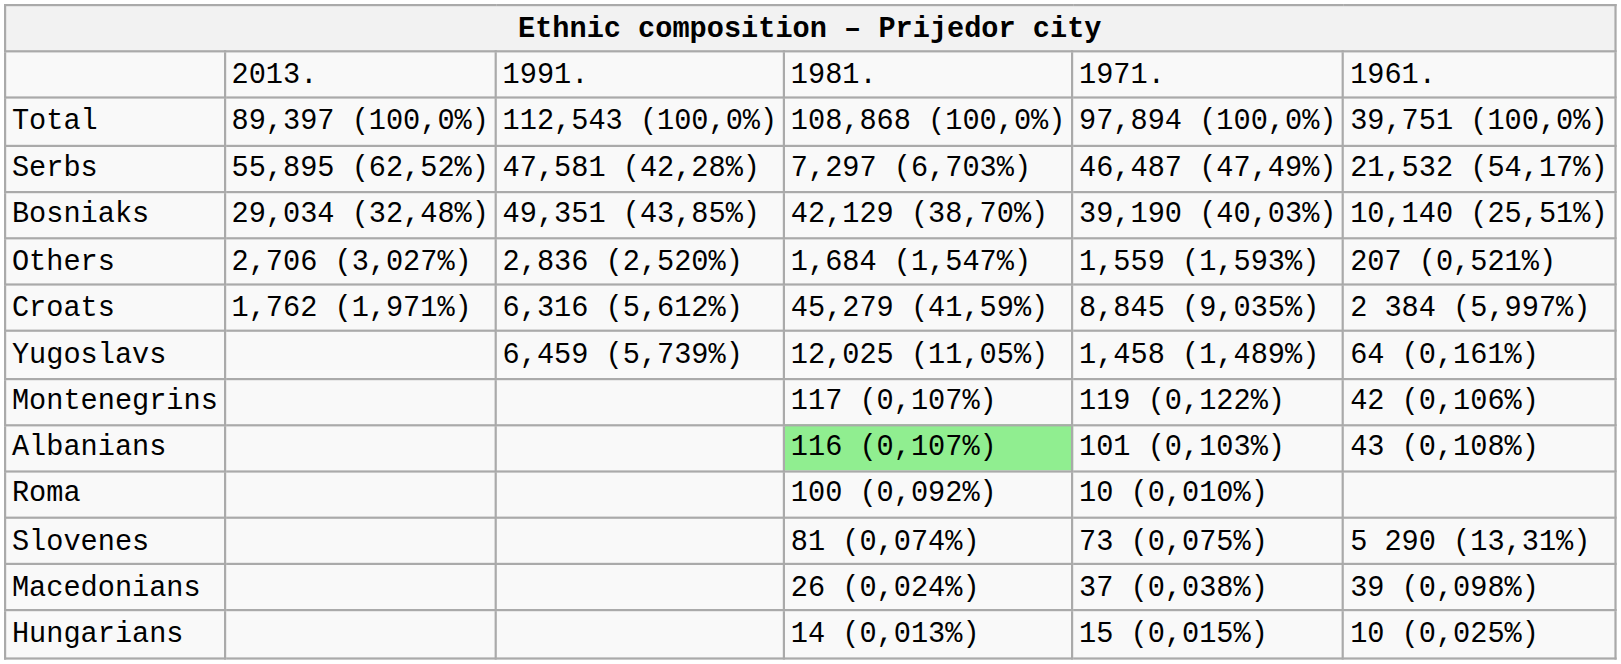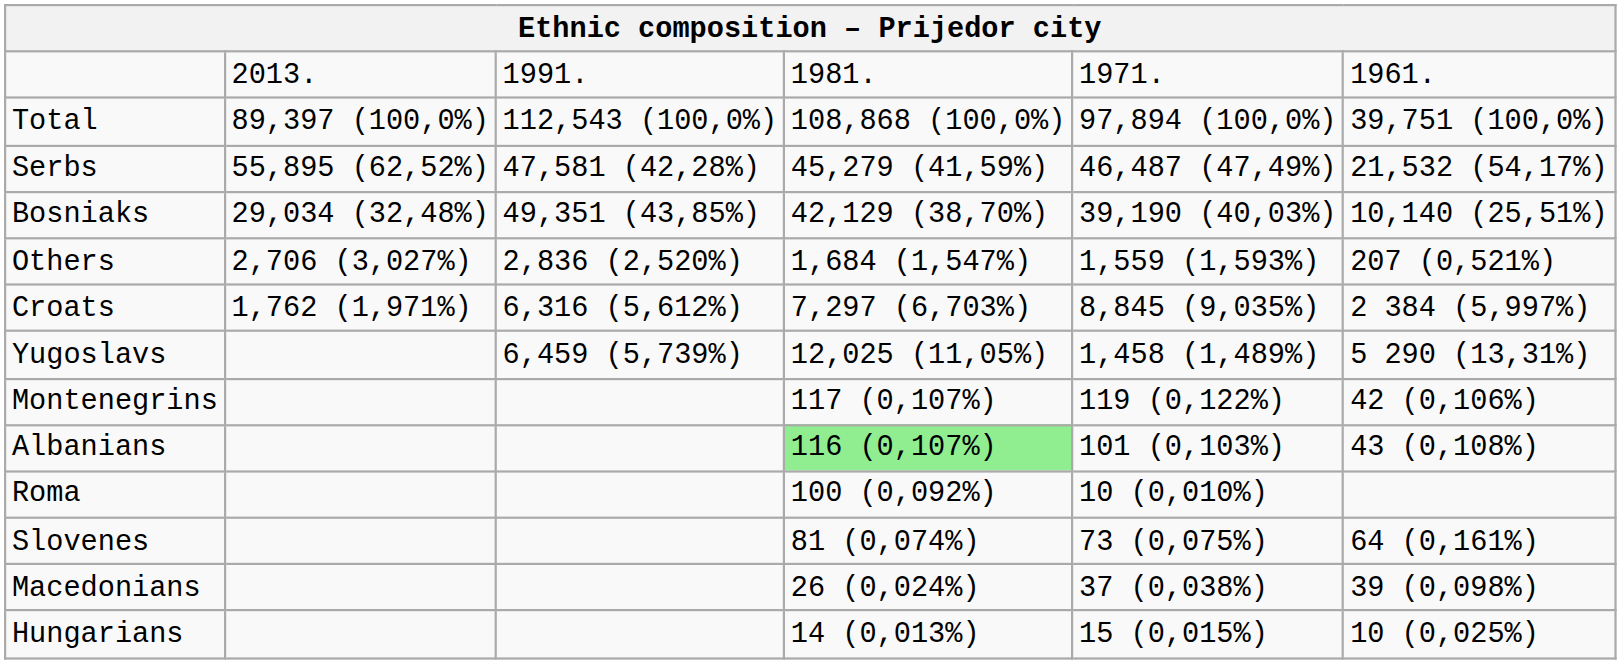(911, 168) 7,297 (6,703%) -> (920, 168) 45,279 (41,59%)
(920, 308) 45,279 (41,59%) -> (911, 308) 7,297 (6,703%)
(1445, 355) 64 (0,161%) -> (1470, 355) 5 290 (13,31%)
(1470, 541) 5 290 (13,31%) -> (1445, 541) 64 (0,161%)
